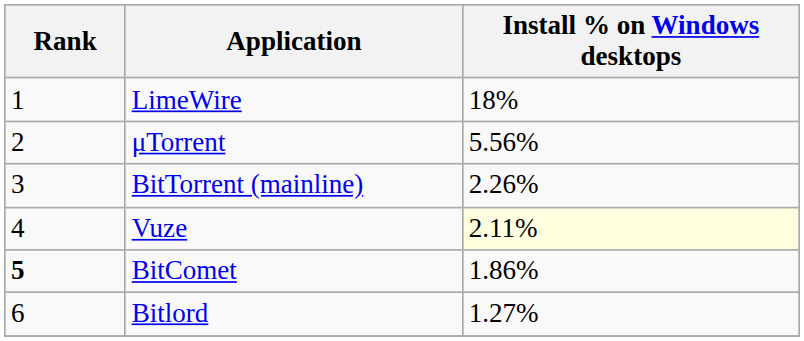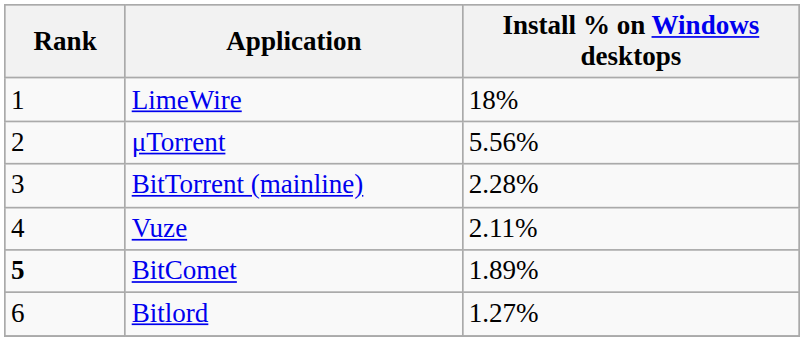(504, 185) 2.26% -> (504, 185) 2.28%
(503, 227) lightyellow background -> (503, 227) no background
(504, 270) 1.86% -> (504, 270) 1.89%
